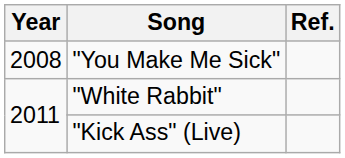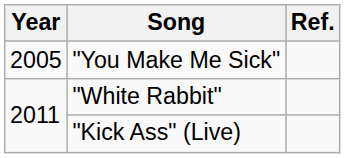(36, 59) 2008 -> (36, 59) 2005
